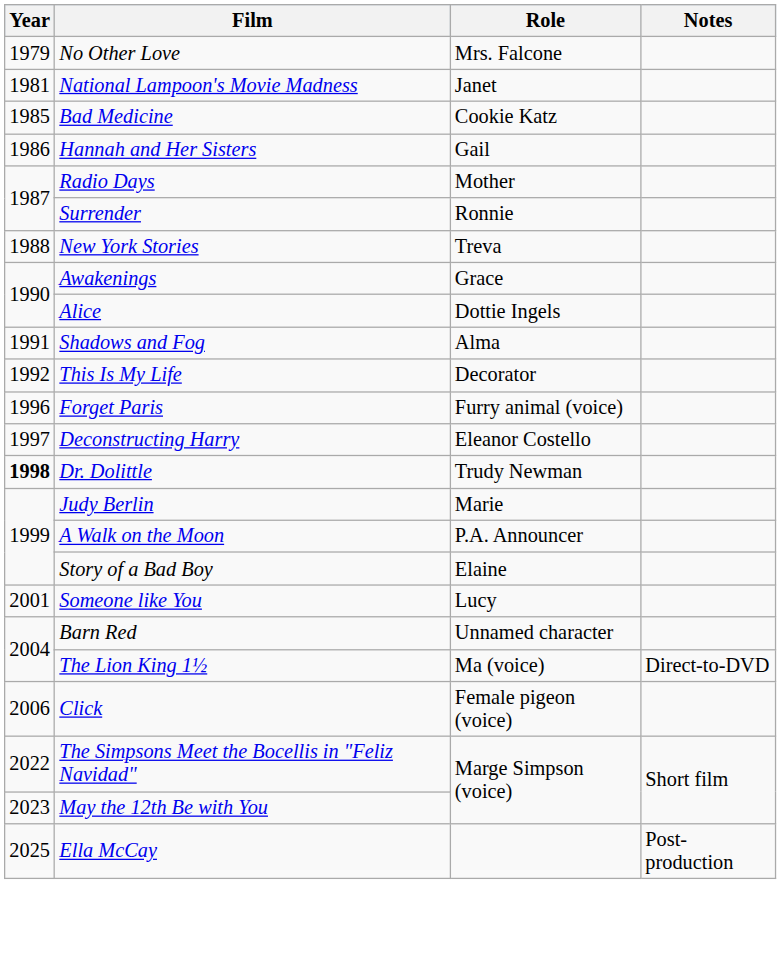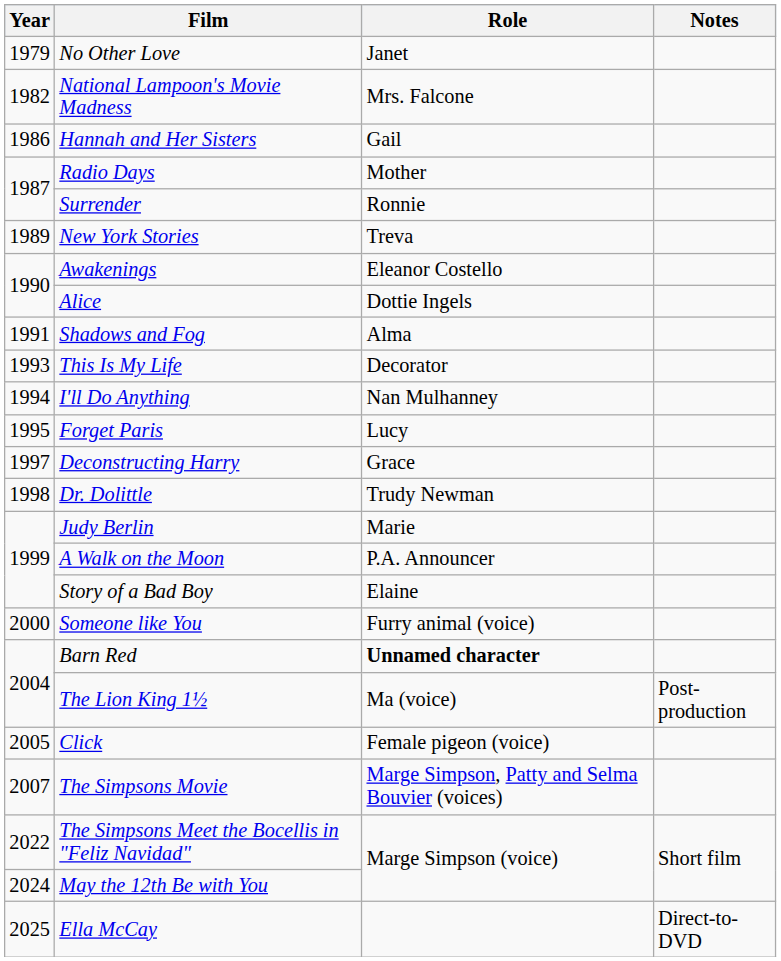(508, 52) Mrs. Falcone -> (387, 52) Janet
(30, 85) 1981 -> (30, 96) 1982
(476, 85) Janet -> (420, 96) Mrs. Falcone
- row: (116, 117)
(30, 246) 1988 -> (30, 236) 1989
(479, 278) Grace -> (434, 269) Eleanor Costello
(30, 375) 1992 -> (30, 365) 1993
+ row: (125, 397)
(30, 407) 1996 -> (30, 430) 1995
(539, 407) Furry animal (voice) -> (387, 430) Lucy
(523, 439) Eleanor Costello -> (391, 462) Grace
(30, 471) bold -> (30, 494) normal
(30, 600) 2001 -> (30, 623) 2000
(476, 600) Lucy -> (451, 623) Furry animal (voice)
(534, 632) normal -> (453, 655) bold
(707, 665) Direct-to-DVD -> (702, 699) Post-production
(30, 708) 2006 -> (30, 743) 2005
+ row: (143, 786)
(30, 807) 2023 -> (30, 885) 2024
(689, 851) Post-production -> (698, 929) Direct-to-DVD
